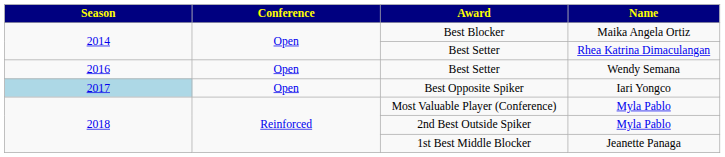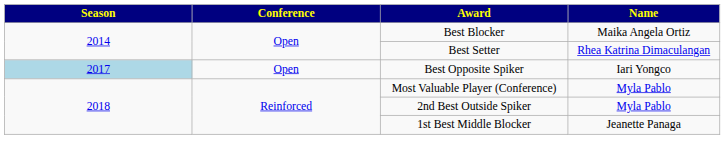- row: (474, 69)
